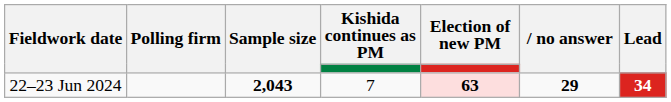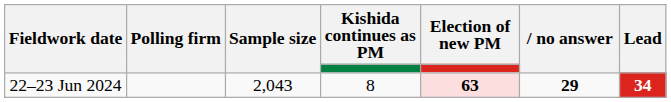(273, 85) bold -> (273, 85) normal
(370, 85) 7 -> (370, 85) 8
